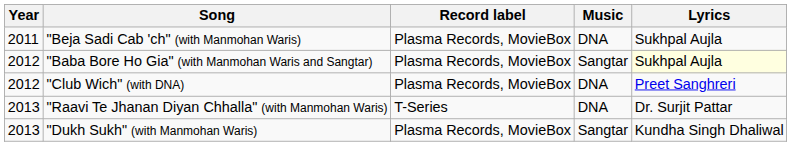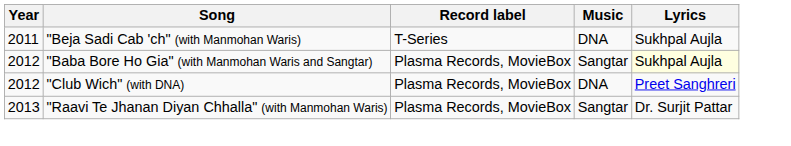(483, 38) Plasma Records, MovieBox -> (421, 38) T-Series
(421, 107) T-Series -> (483, 107) Plasma Records, MovieBox
(593, 107) DNA -> (603, 107) Sangtar
- row: (152, 130)
